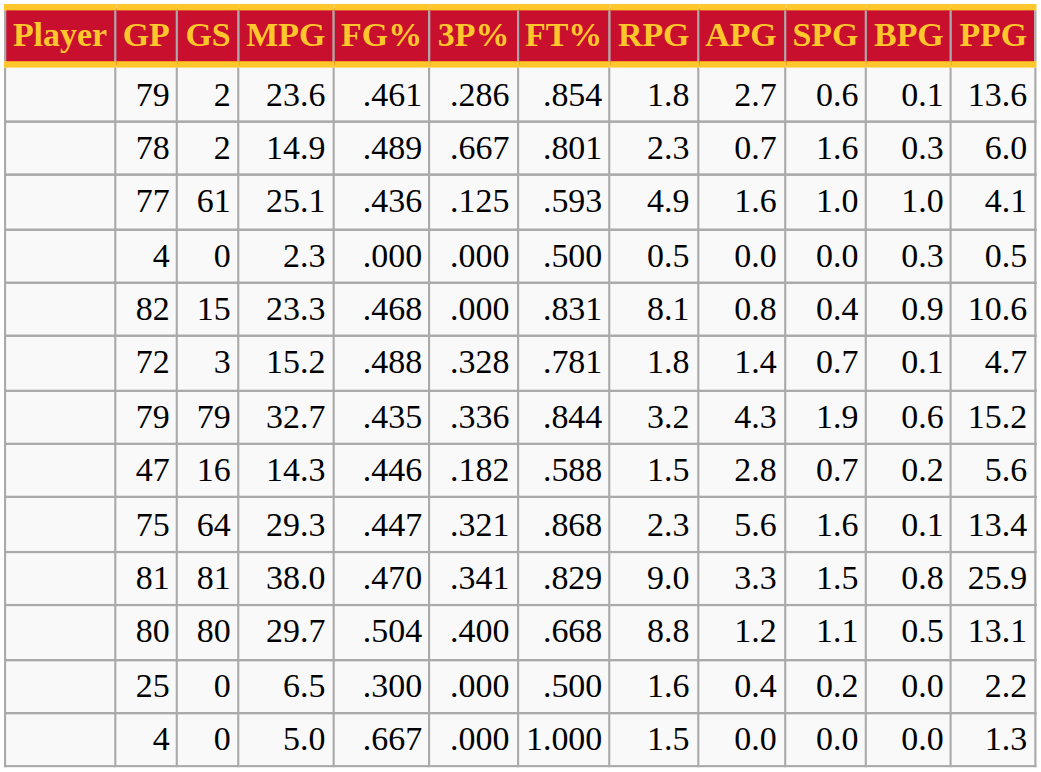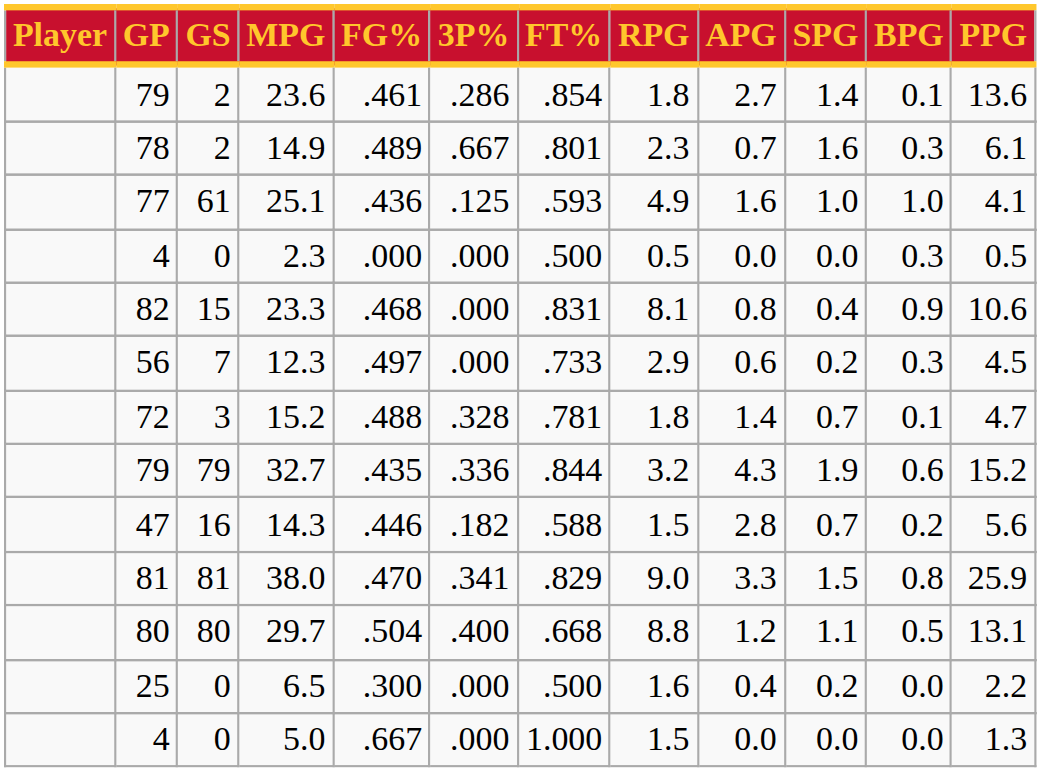(837, 93) 0.6 -> (837, 93) 1.4
(1006, 147) 6.0 -> (1006, 147) 6.1
+ row: (296, 362)
- row: (296, 524)
